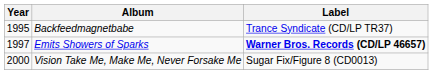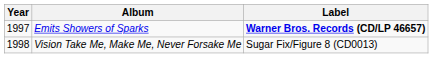- row: (84, 28)
(18, 61) 2000 -> (18, 45) 1998
